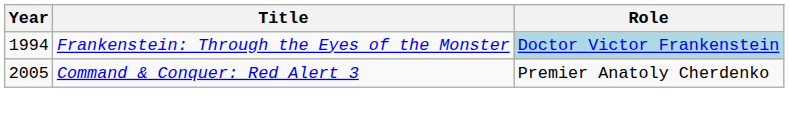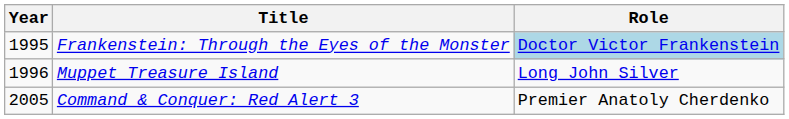(29, 46) 1994 -> (29, 46) 1995
+ row: (168, 73)
